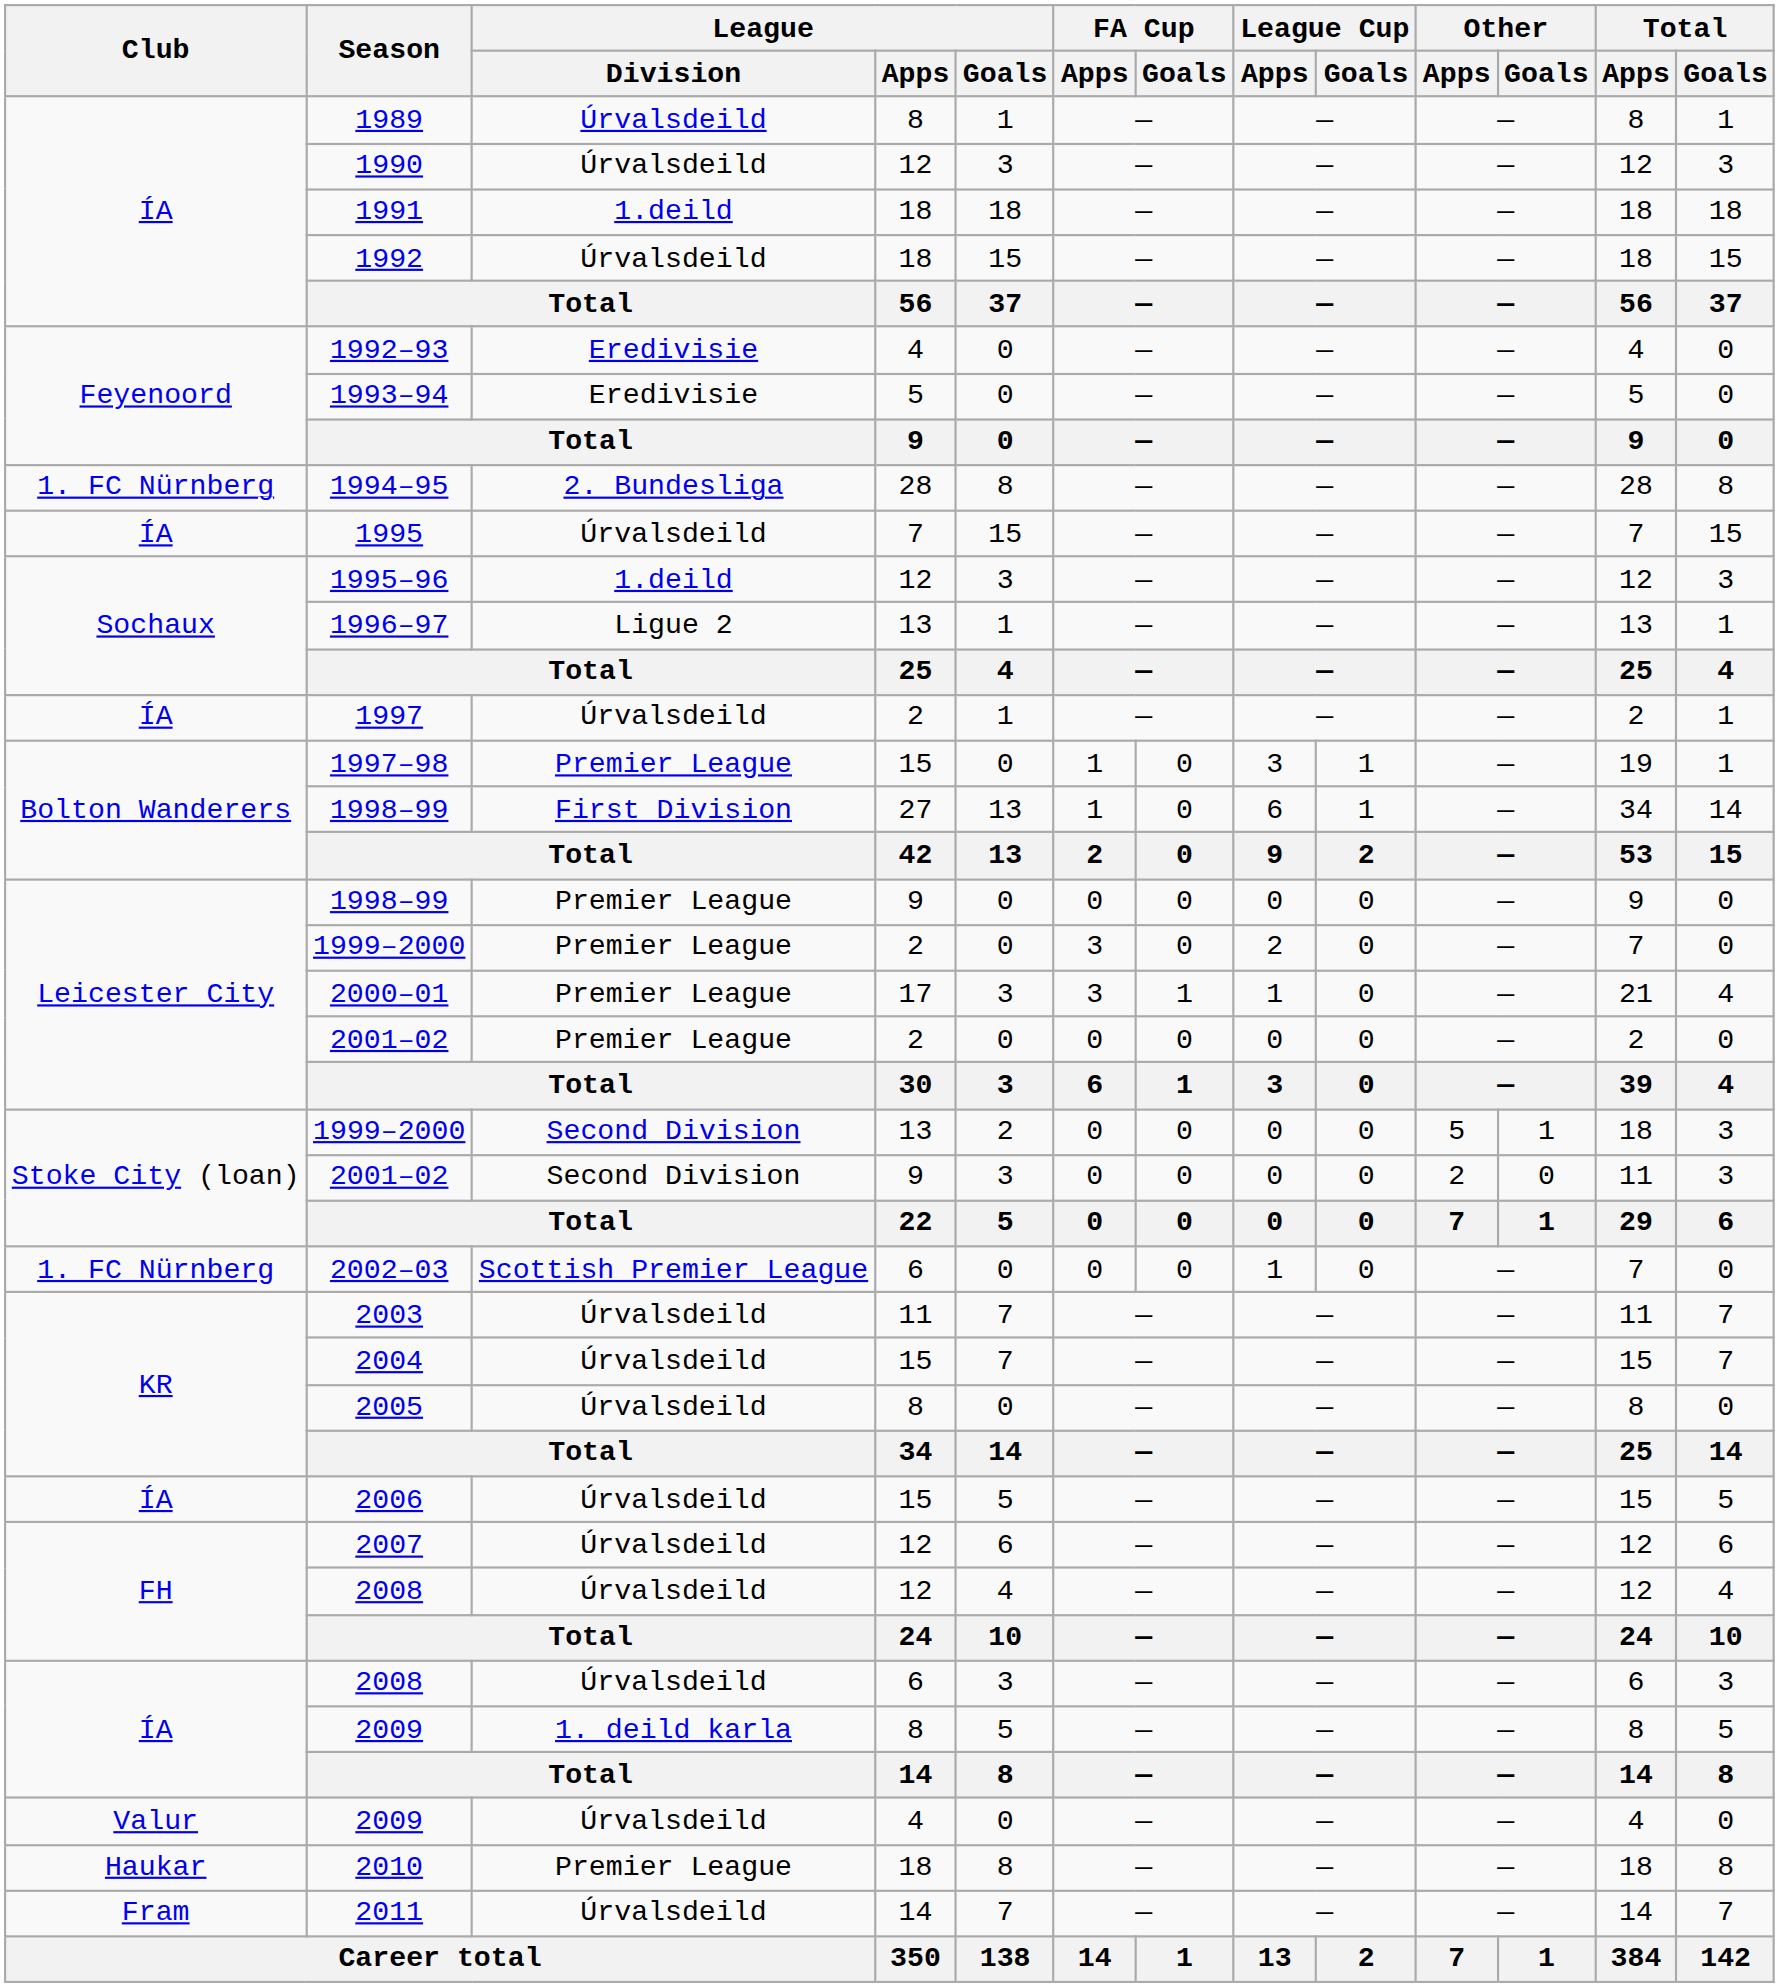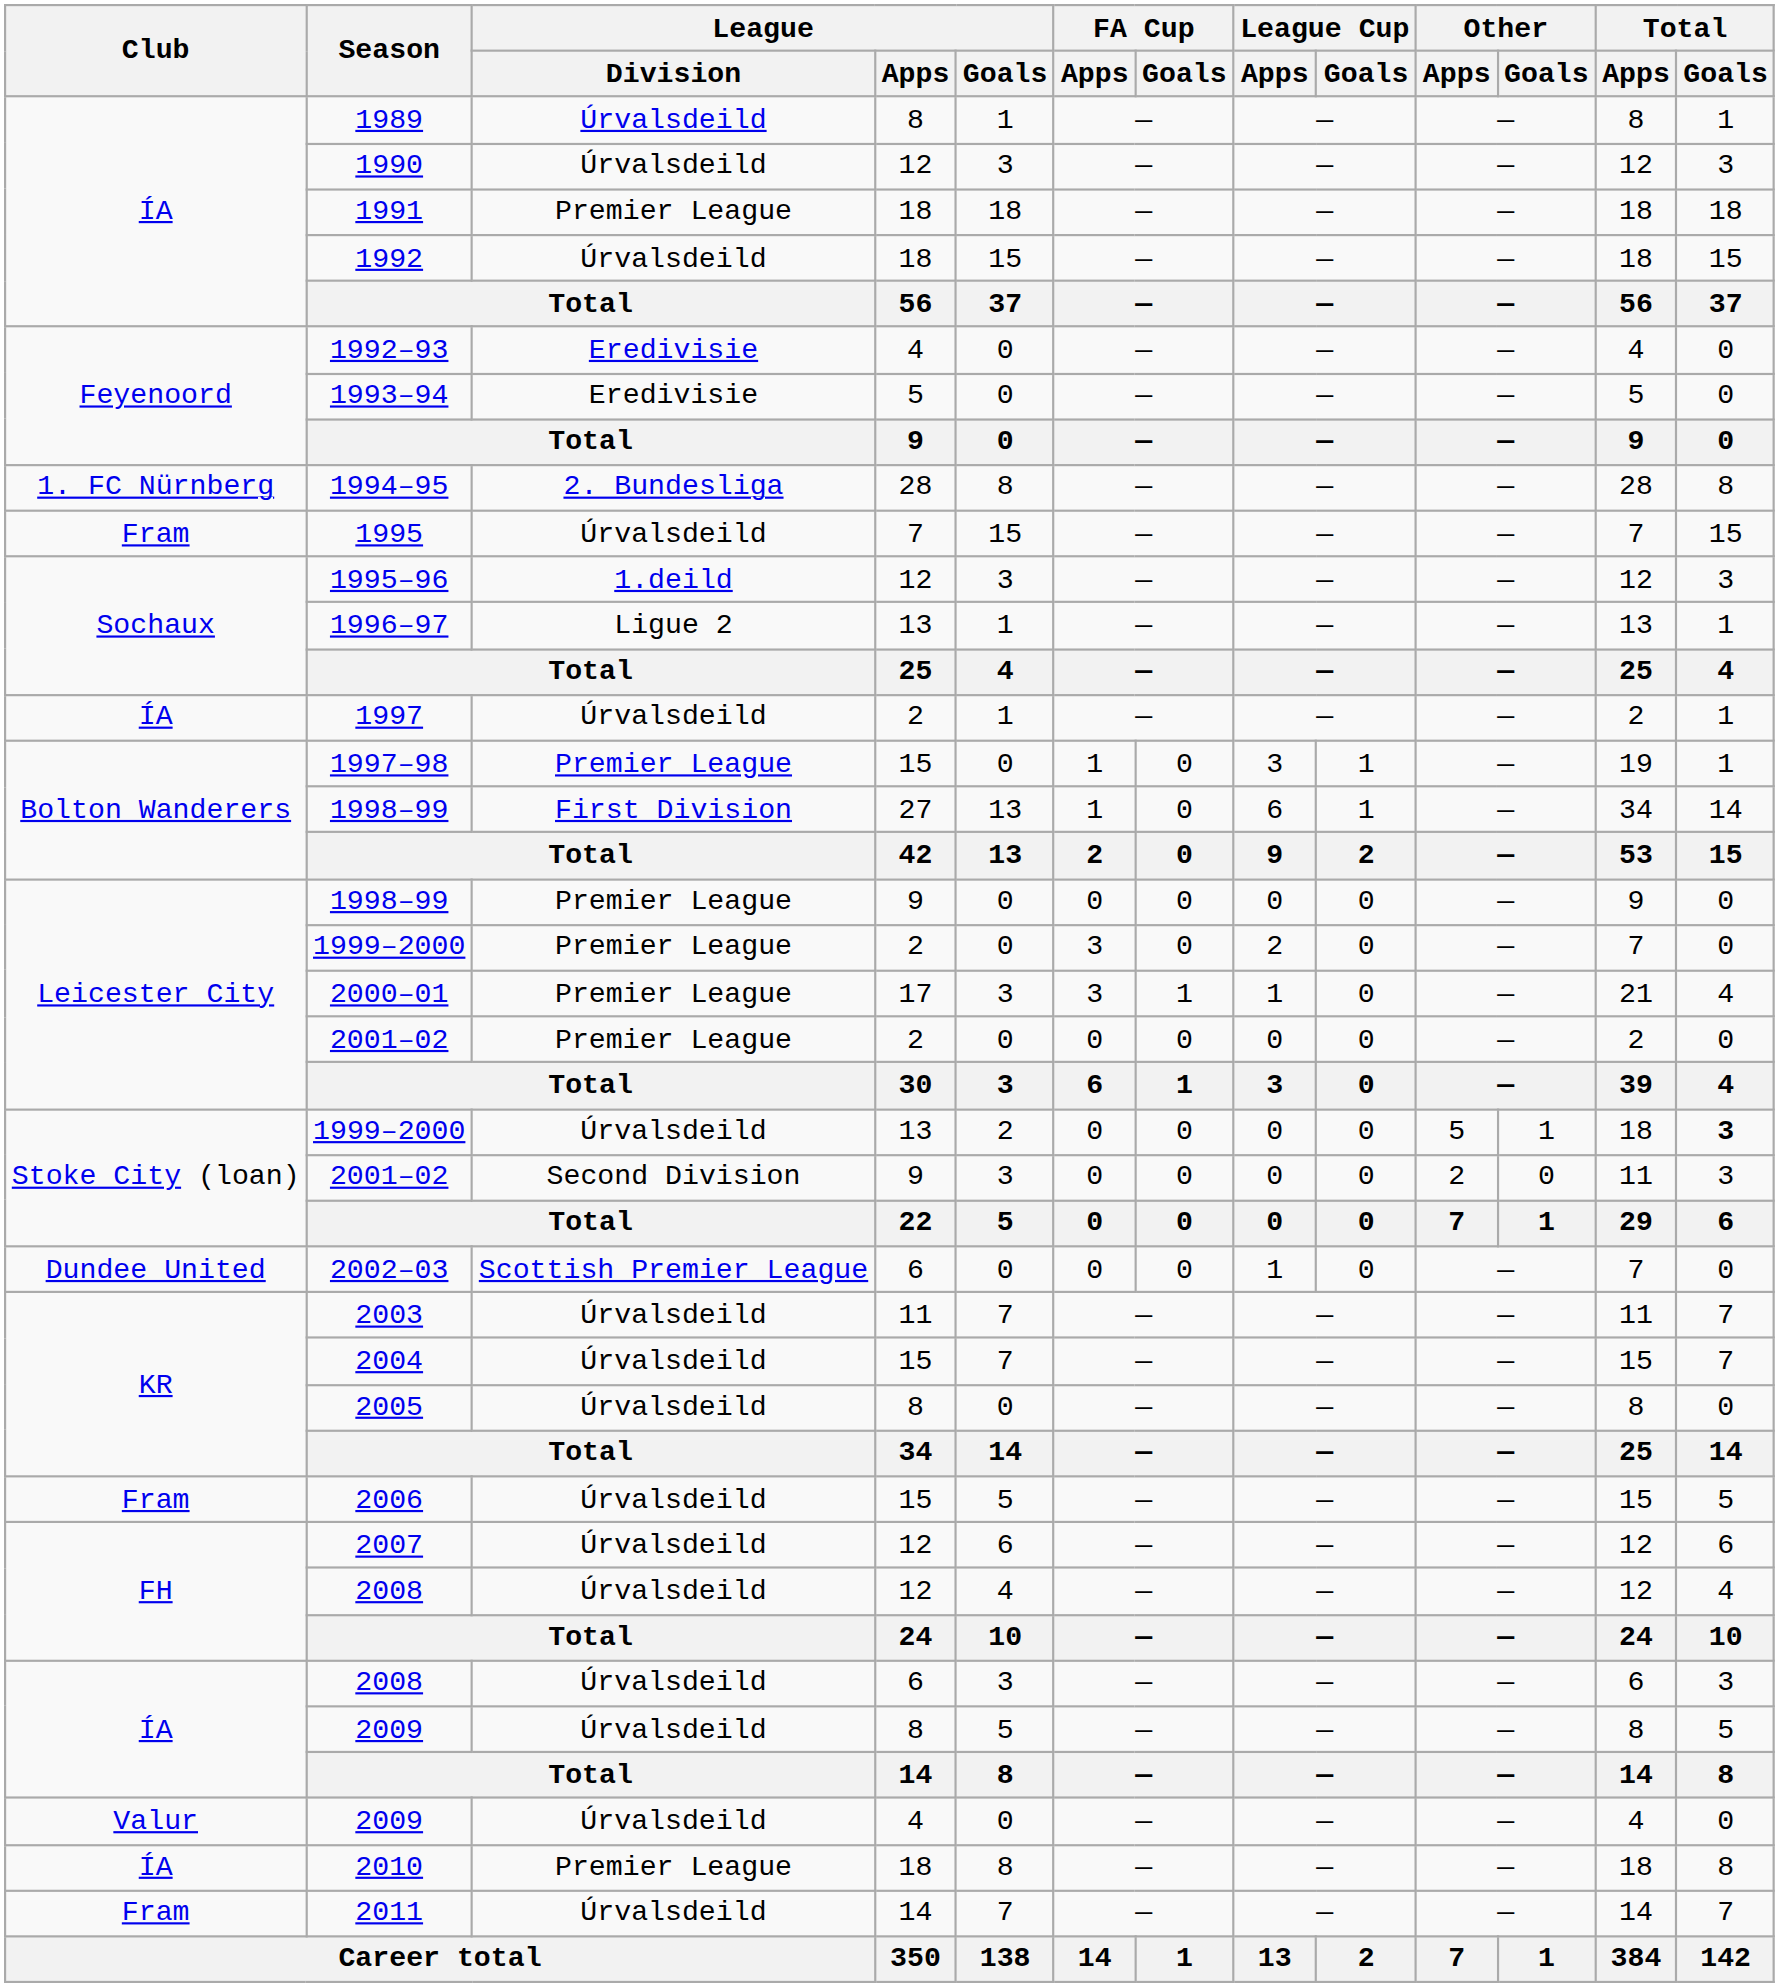(673, 212) 1.deild -> (674, 212) Premier League
(156, 534) ÍA -> (156, 534) Fram
(674, 1132) Second Division -> (673, 1132) Úrvalsdeild
(1726, 1132) normal -> (1726, 1132) bold
(156, 1269) 1. FC Nürnberg -> (156, 1269) Dundee United
(156, 1499) ÍA -> (156, 1499) Fram
(674, 1729) 1. deild karla -> (673, 1729) Úrvalsdeild
(156, 1867) Haukar -> (156, 1867) ÍA
